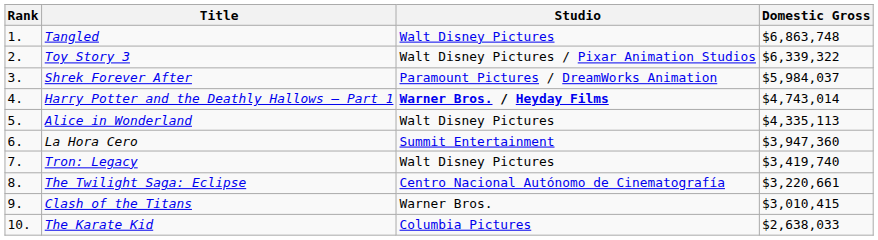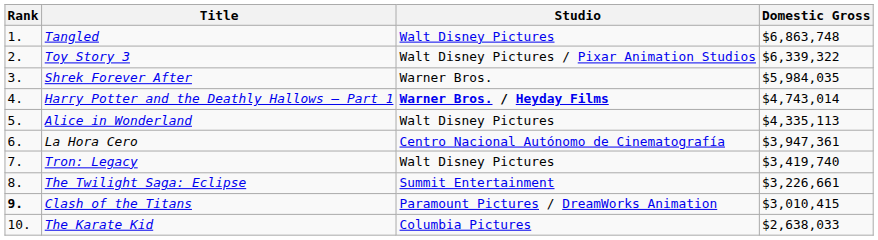(558, 78) Paramount Pictures / DreamWorks Animation -> (446, 78) Warner Bros.
(801, 78) $5,984,037 -> (801, 78) $5,984,035
(477, 141) Summit Entertainment -> (562, 141) Centro Nacional Autónomo de Cinematografía
(801, 141) $3,947,360 -> (801, 141) $3,947,361
(562, 183) Centro Nacional Autónomo de Cinematografía -> (477, 183) Summit Entertainment
(801, 183) $3,220,661 -> (801, 183) $3,226,661
(15, 204) normal -> (15, 204) bold
(446, 204) Warner Bros. -> (558, 204) Paramount Pictures / DreamWorks Animation
